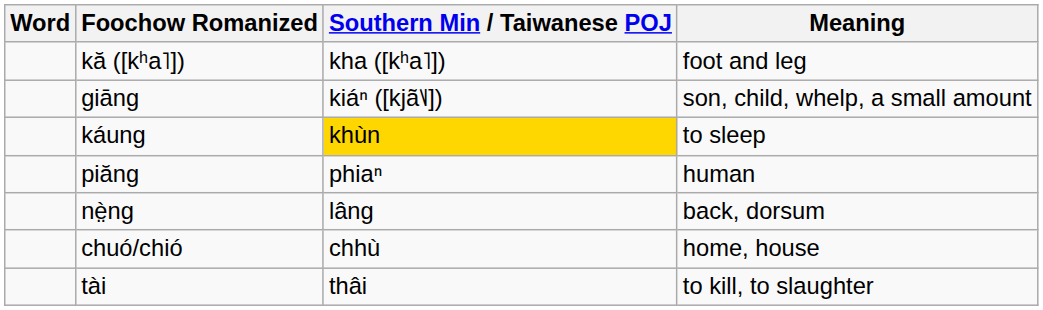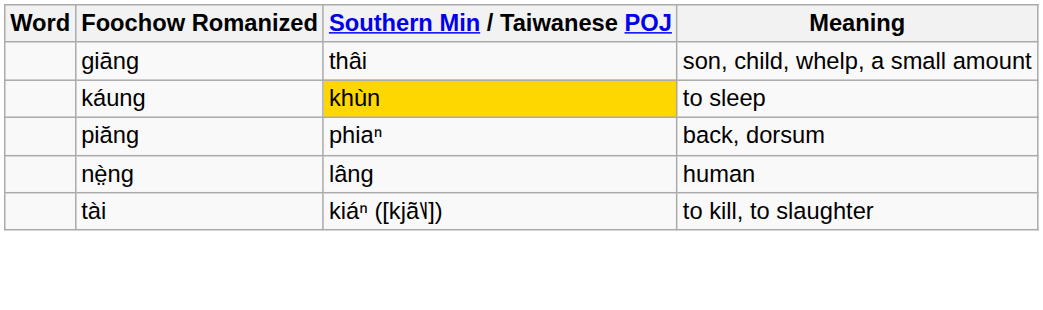- row: (133, 60)
(386, 98) kiáⁿ ([kjã˥˩]) -> (348, 60) thâi
(719, 173) human -> (754, 135) back, dorsum
(754, 211) back, dorsum -> (719, 173) human
- row: (132, 248)
(348, 286) thâi -> (386, 211) kiáⁿ ([kjã˥˩])
